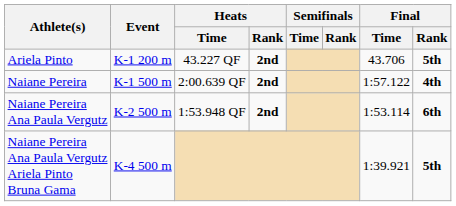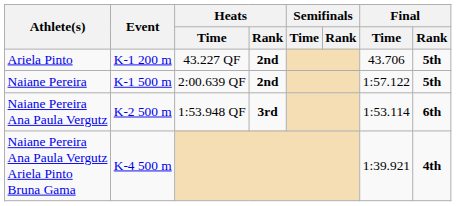(432, 82) 4th -> (432, 82) 5th
(268, 112) 2nd -> (268, 112) 3rd
(432, 165) 5th -> (432, 165) 4th
